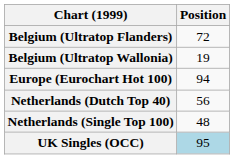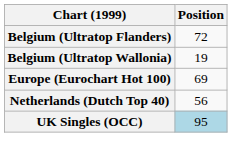(203, 79) 94 -> (201, 79) 69
- row: (91, 121)
